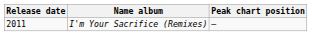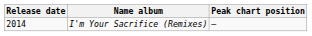(16, 24) 2011 -> (16, 24) 2014
